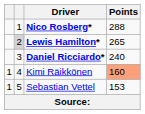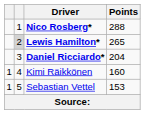(117, 56) 240 -> (117, 56) 204
(117, 71) lightsalmon background -> (117, 71) no background
